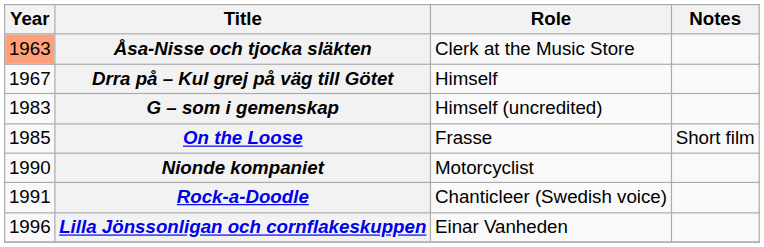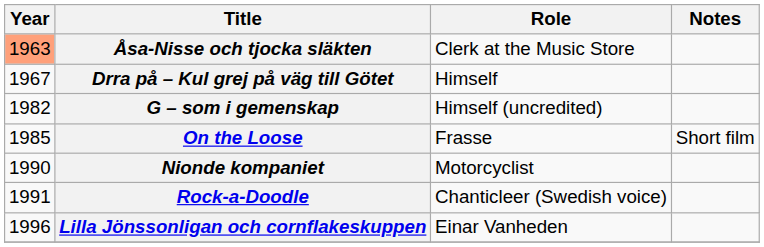(30, 108) 1983 -> (30, 108) 1982
